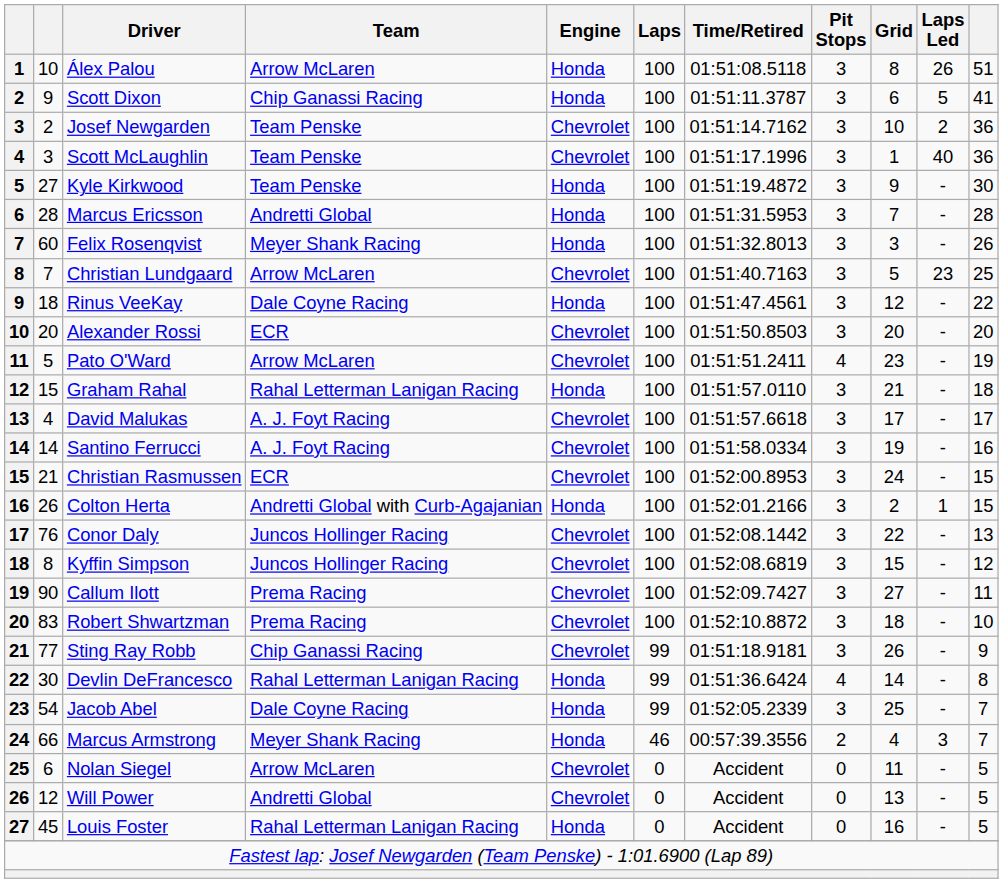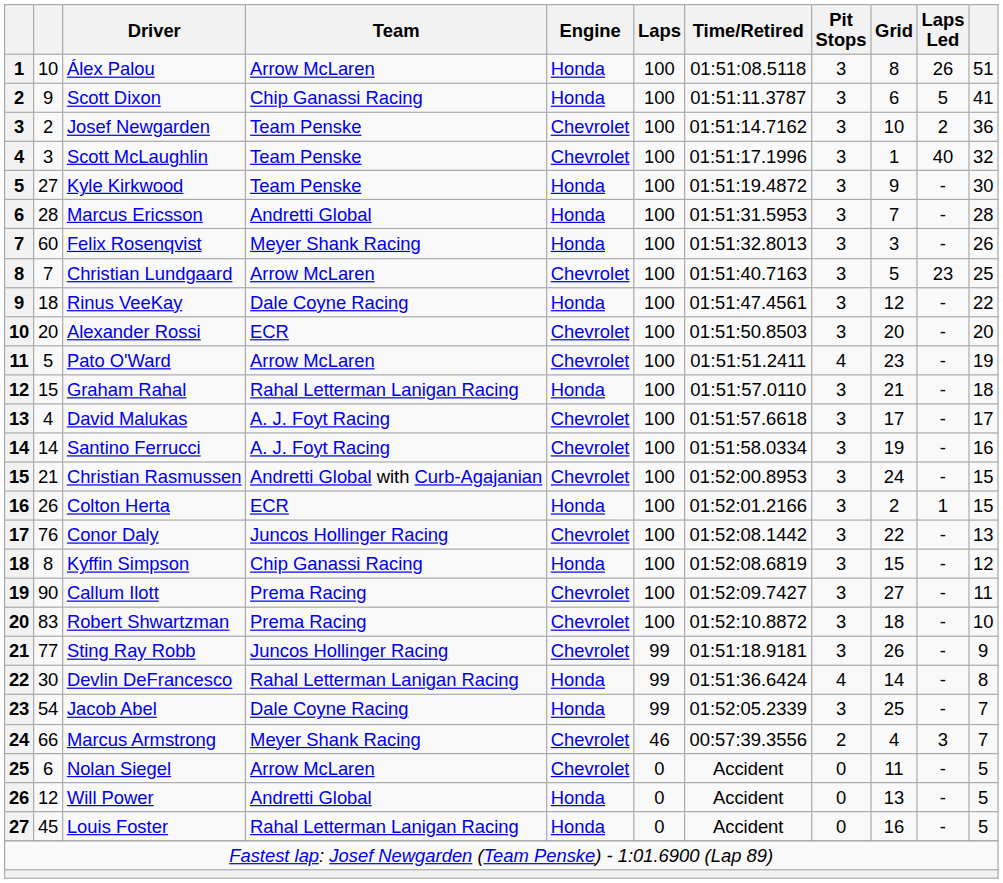(983, 156) 36 -> (983, 156) 32
(269, 477) ECR -> (396, 477) Andretti Global with Curb-Agajanian
(396, 506) Andretti Global with Curb-Agajanian -> (269, 506) ECR
(349, 564) Juncos Hollinger Racing -> (336, 564) Chip Ganassi Racing
(590, 564) Chevrolet -> (578, 564) Honda
(336, 651) Chip Ganassi Racing -> (349, 651) Juncos Hollinger Racing
(578, 739) Honda -> (590, 739) Chevrolet
(590, 797) Chevrolet -> (578, 797) Honda
